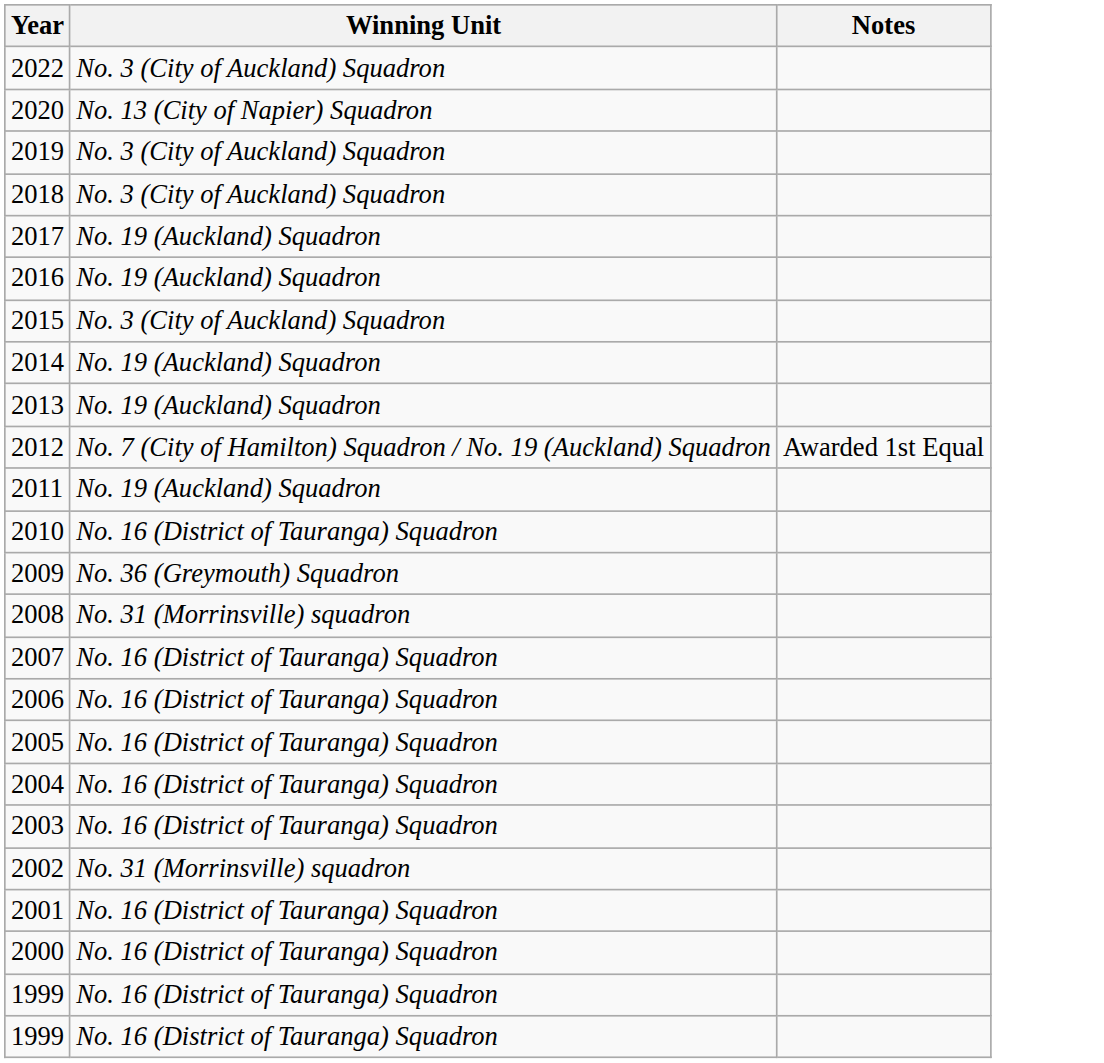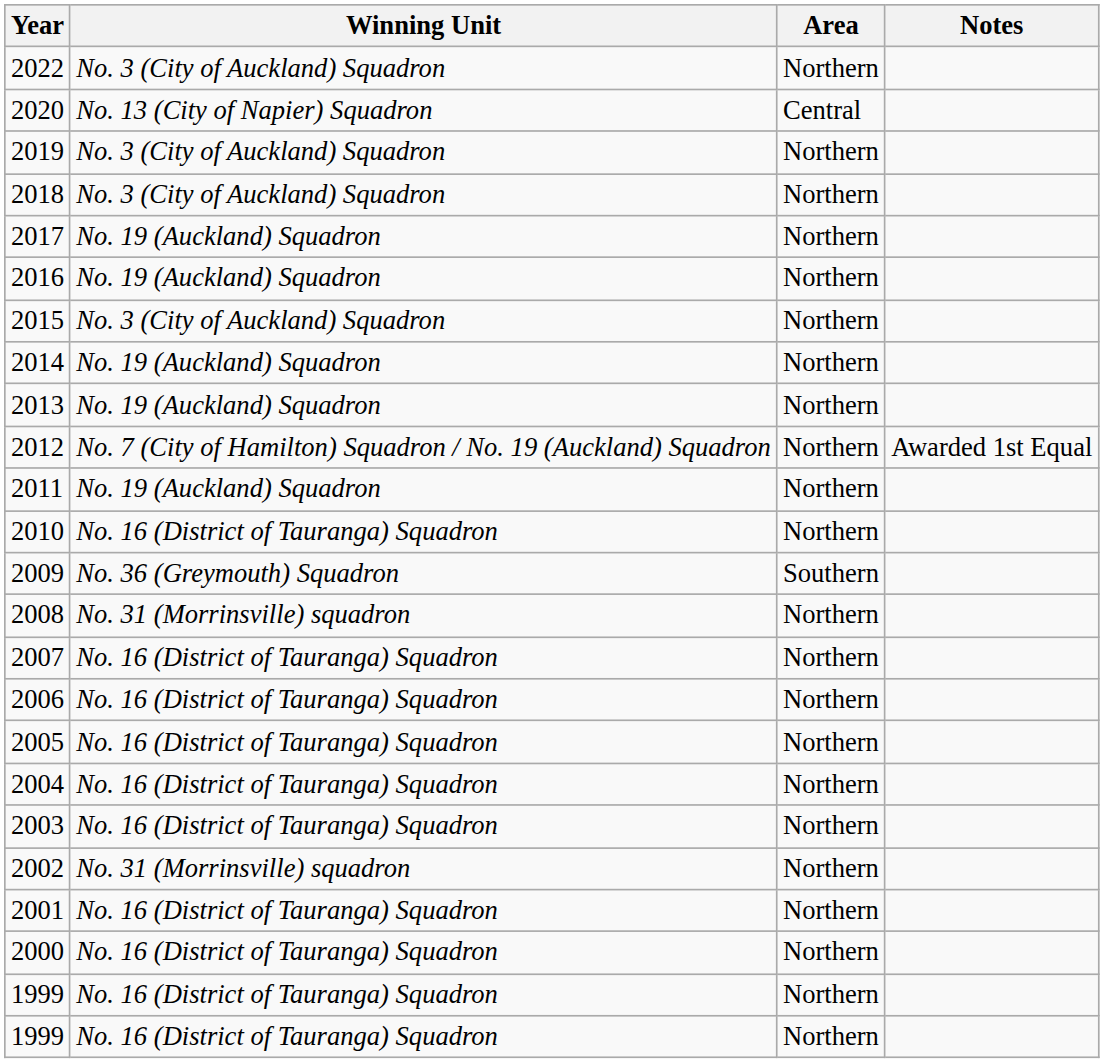+ column: (831, 25)
